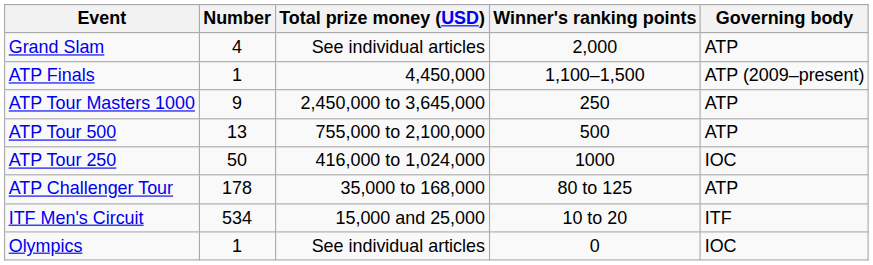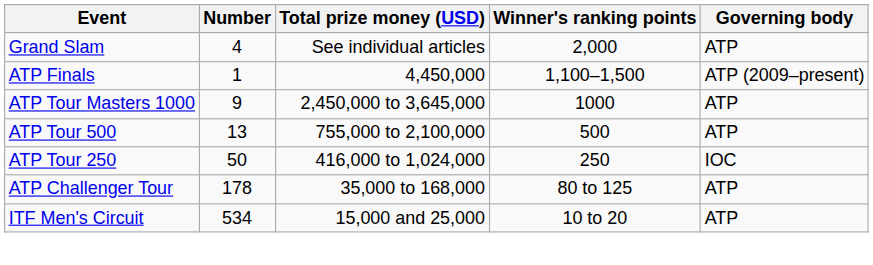(595, 103) 250 -> (595, 103) 1000
(595, 160) 1000 -> (595, 160) 250
(718, 217) ITF -> (721, 217) ATP
- row: (46, 246)
